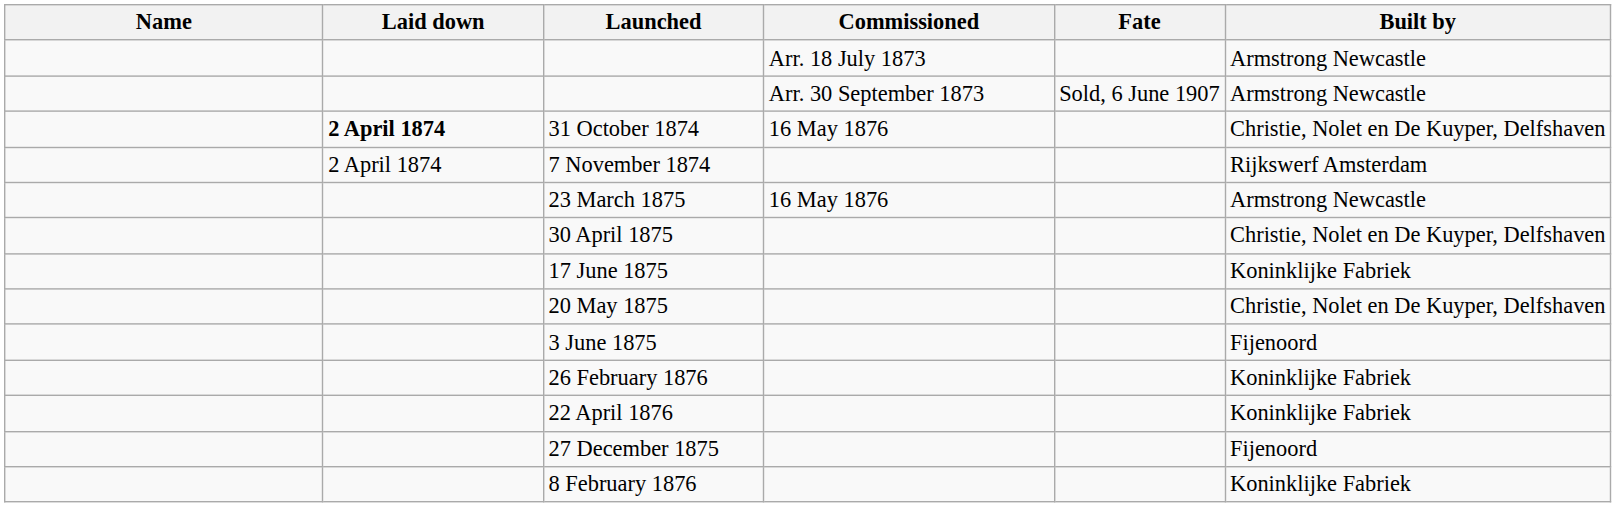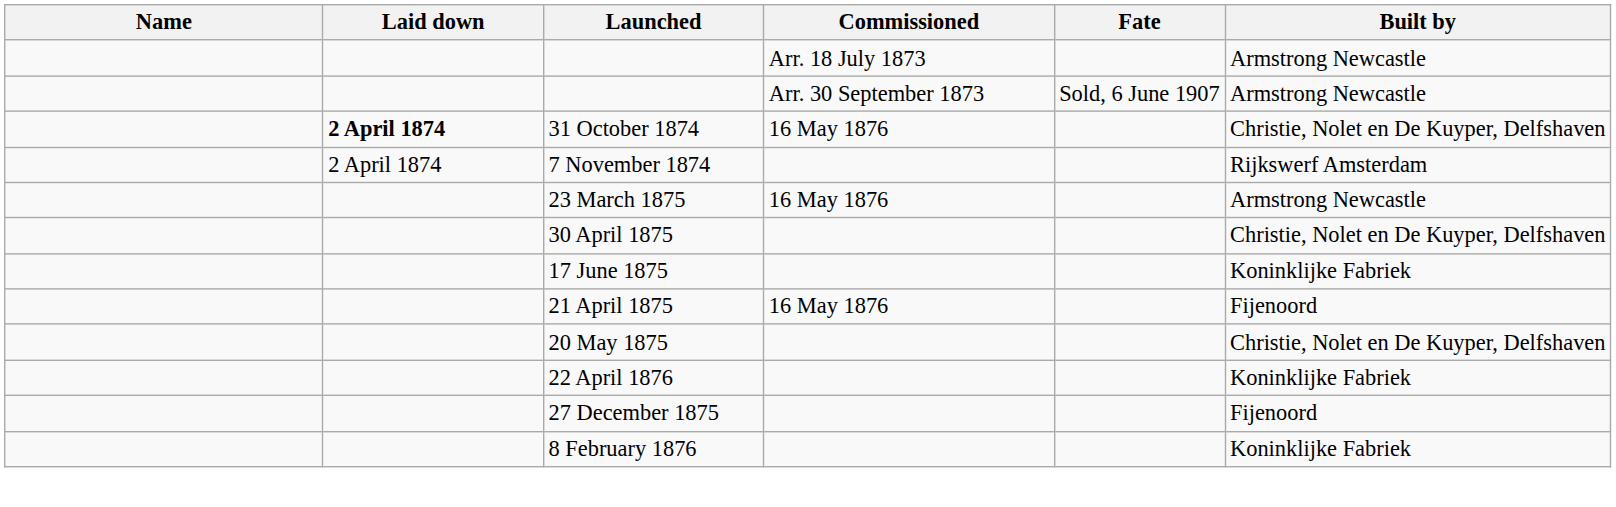+ row: (611, 306)
- row: (603, 341)
- row: (628, 377)
